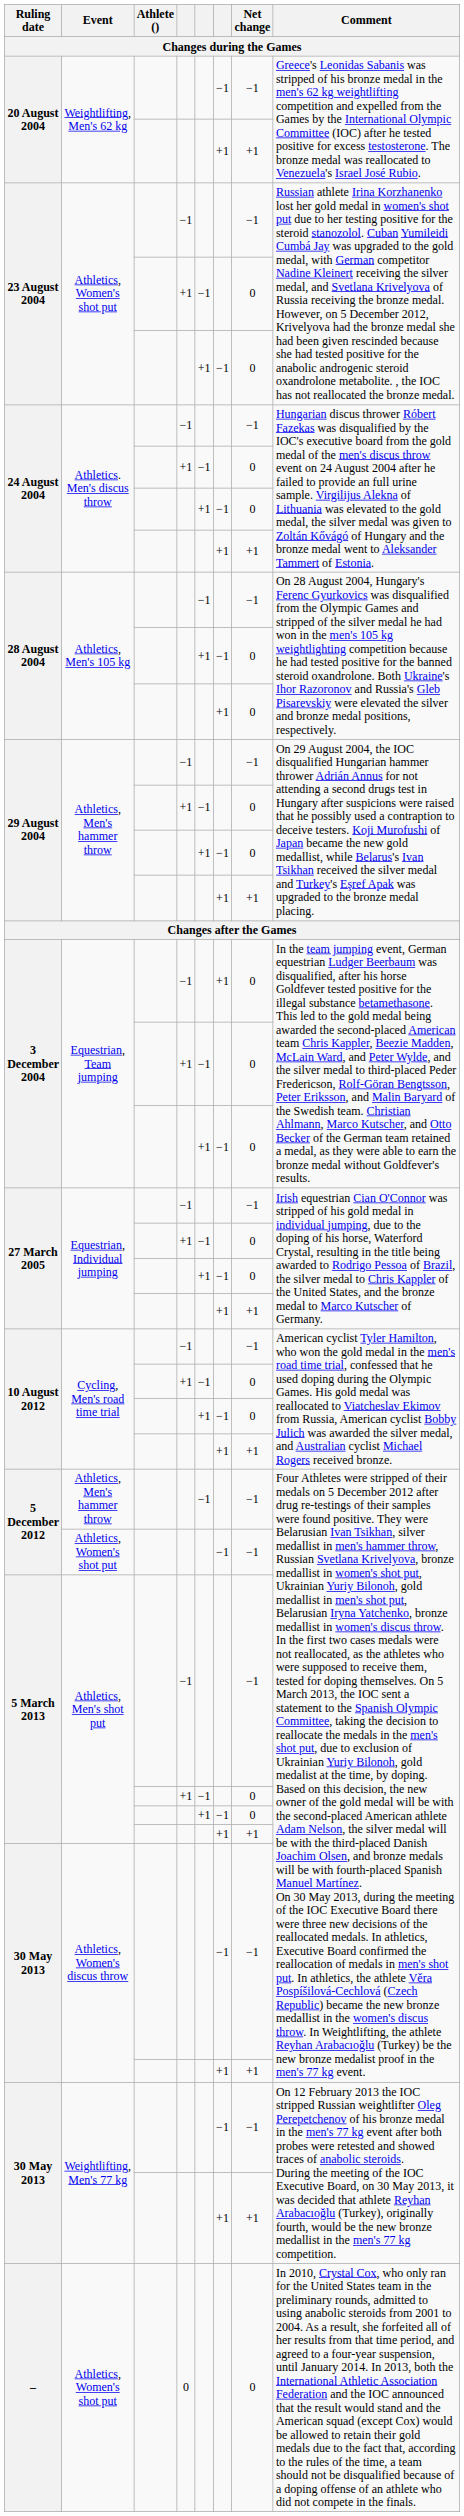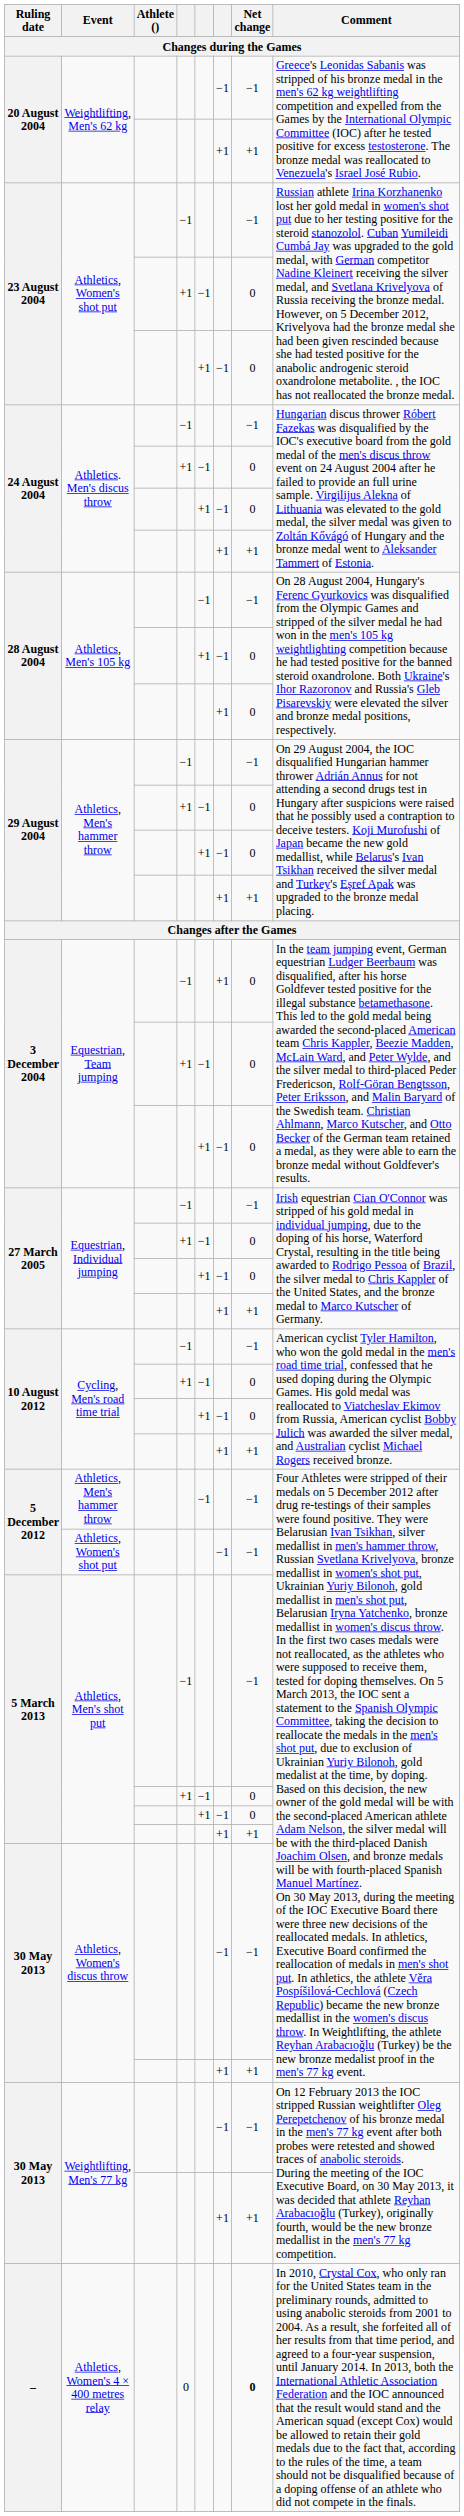(98, 2387) Athletics, Women's shot put -> (98, 2387) Athletics, Women's 4 × 400 metres relay
(252, 2387) normal -> (252, 2387) bold
